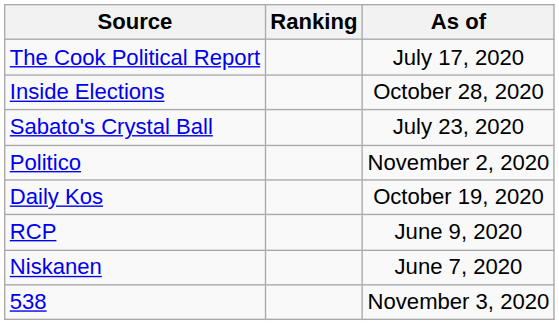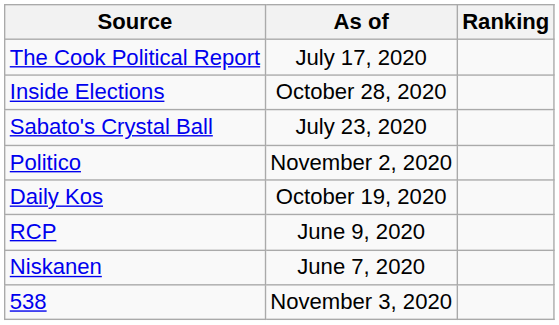columns swapped: (314, 22) <-> (458, 22)
